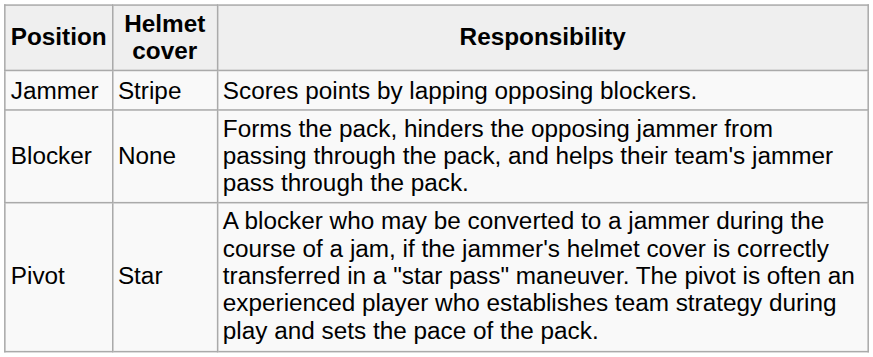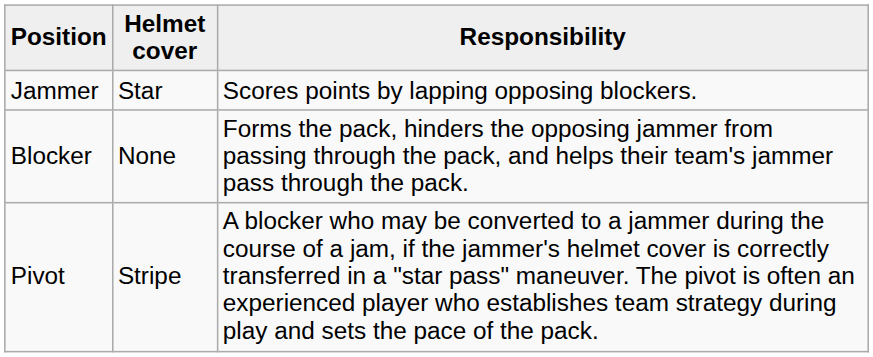(150, 90) Stripe -> (140, 90) Star
(140, 276) Star -> (150, 276) Stripe
